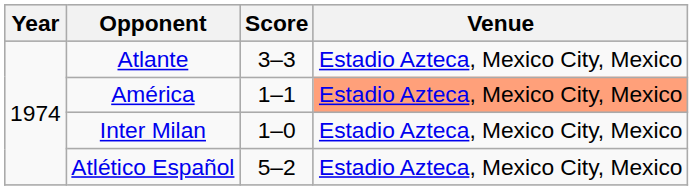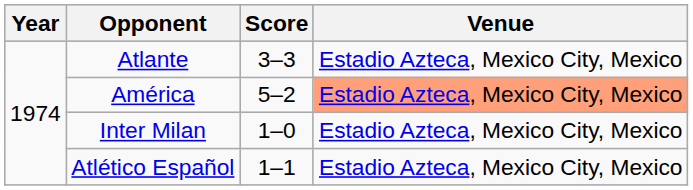(277, 95) 1–1 -> (277, 95) 5–2
(277, 167) 5–2 -> (277, 167) 1–1
